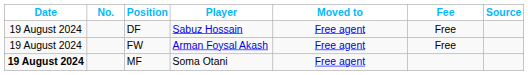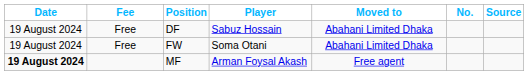columns swapped: (106, 12) <-> (445, 12)
(340, 29) Free agent -> (379, 29) Abahani Limited Dhaka
(220, 45) Arman Foysal Akash -> (239, 45) Soma Otani
(340, 45) Free agent -> (379, 45) Abahani Limited Dhaka
(200, 62) Soma Otani -> (259, 62) Arman Foysal Akash
